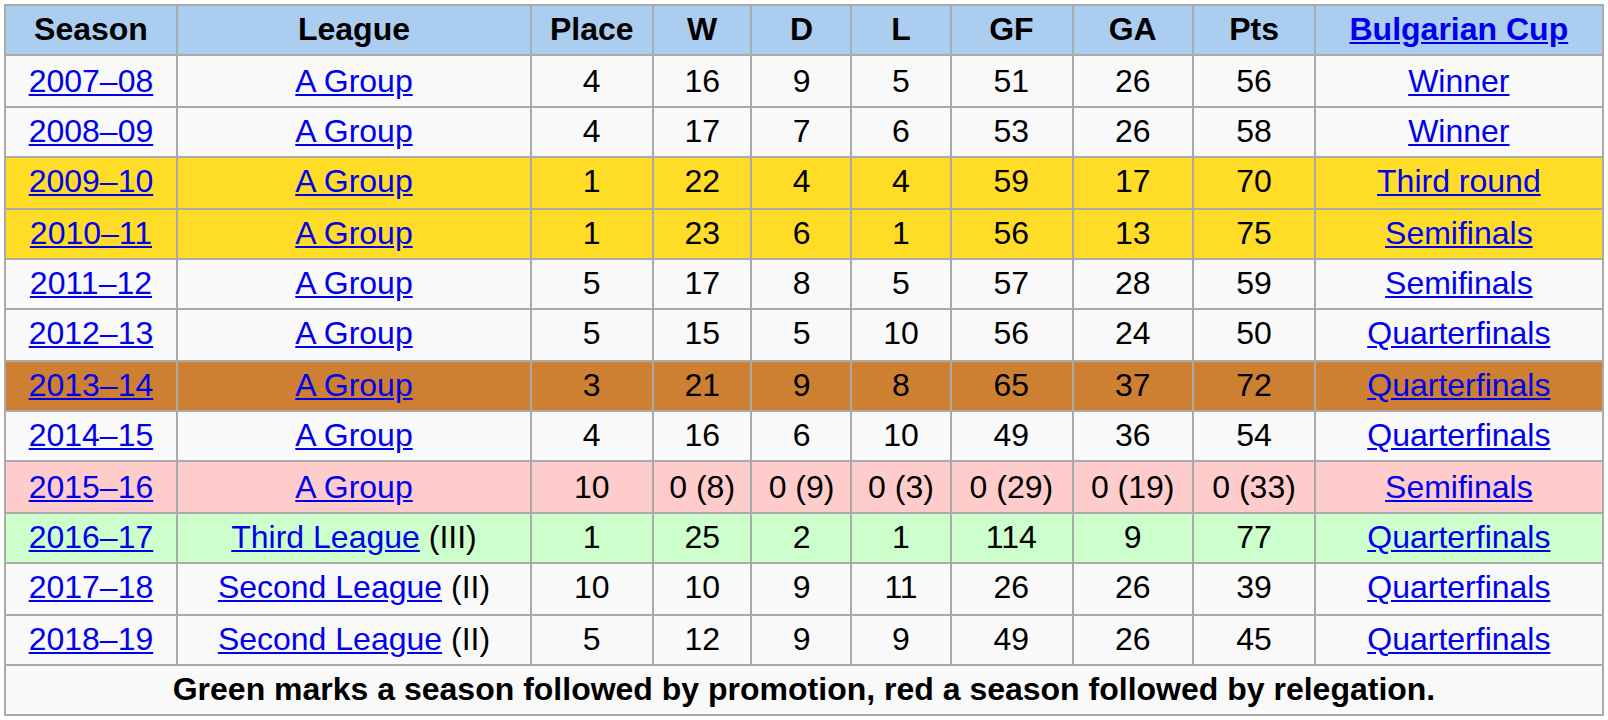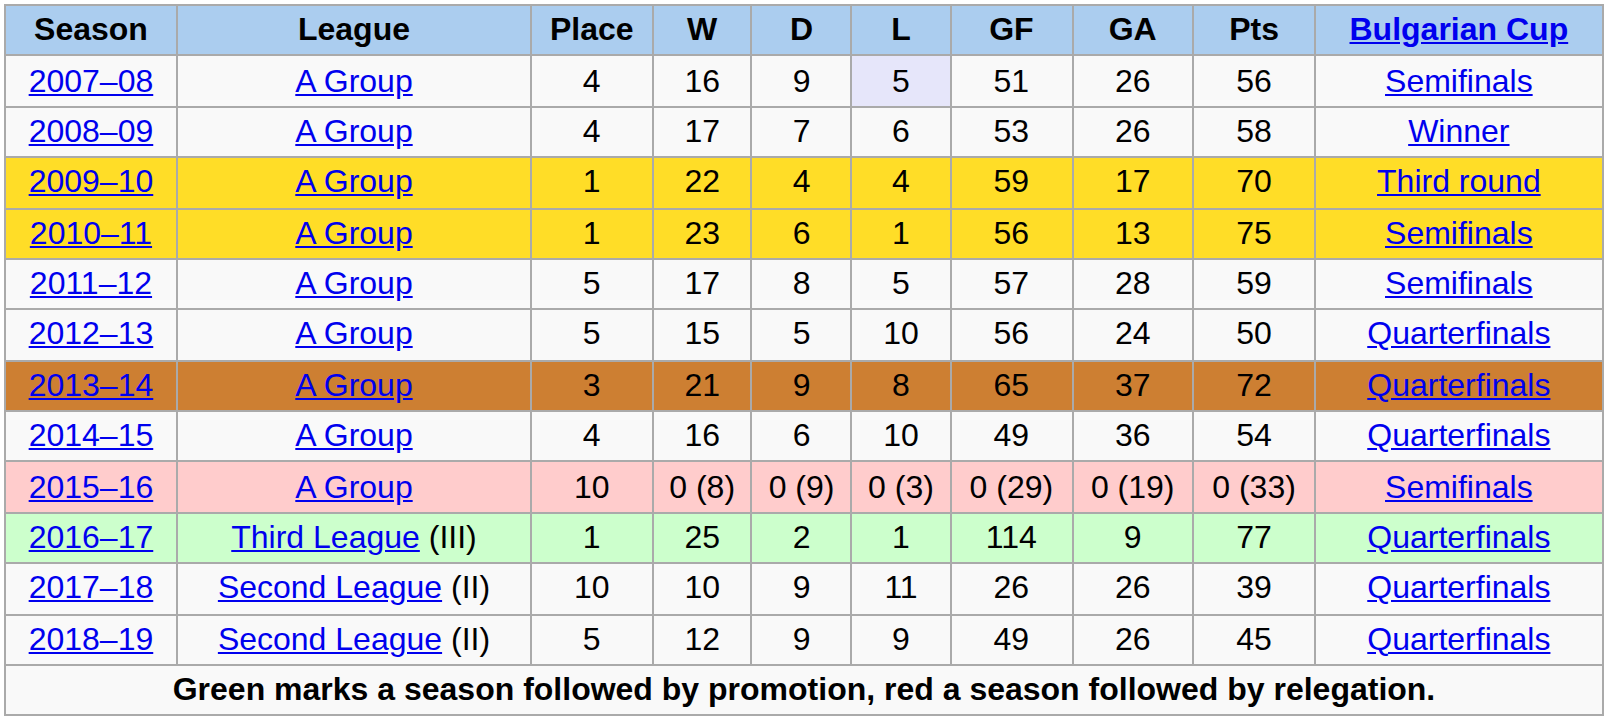(901, 80) no background -> (901, 80) lavender background
(1459, 80) Winner -> (1459, 80) Semifinals
